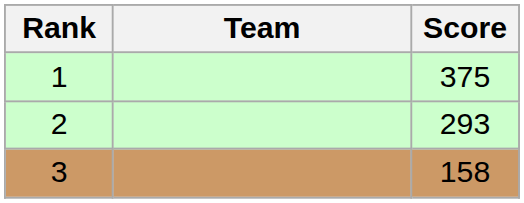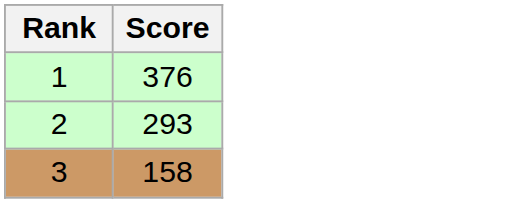- column: (262, 28)
(465, 76) 375 -> (168, 76) 376
